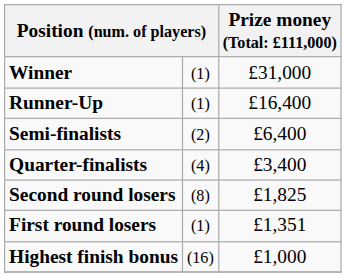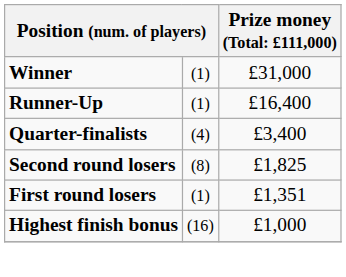- row: (65, 133)
